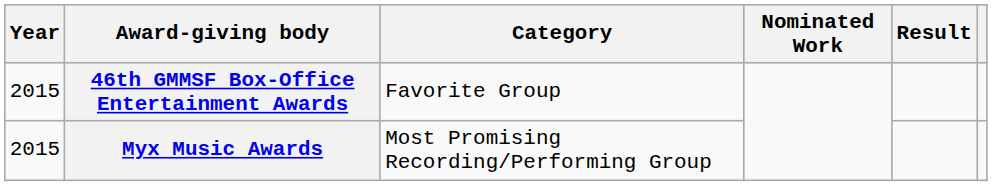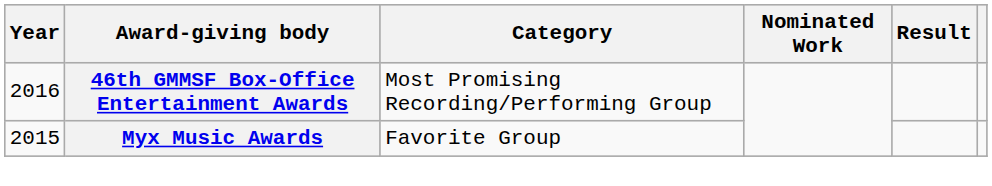(35, 92) 2015 -> (35, 92) 2016
(473, 92) Favorite Group -> (548, 92) Most Promising Recording/Performing Group
(548, 150) Most Promising Recording/Performing Group -> (473, 138) Favorite Group
